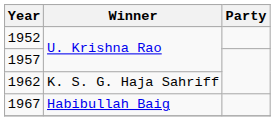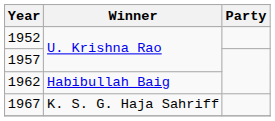(133, 82) K. S. G. Haja Sahriff -> (108, 82) Habibullah Baig
(108, 105) Habibullah Baig -> (133, 105) K. S. G. Haja Sahriff
